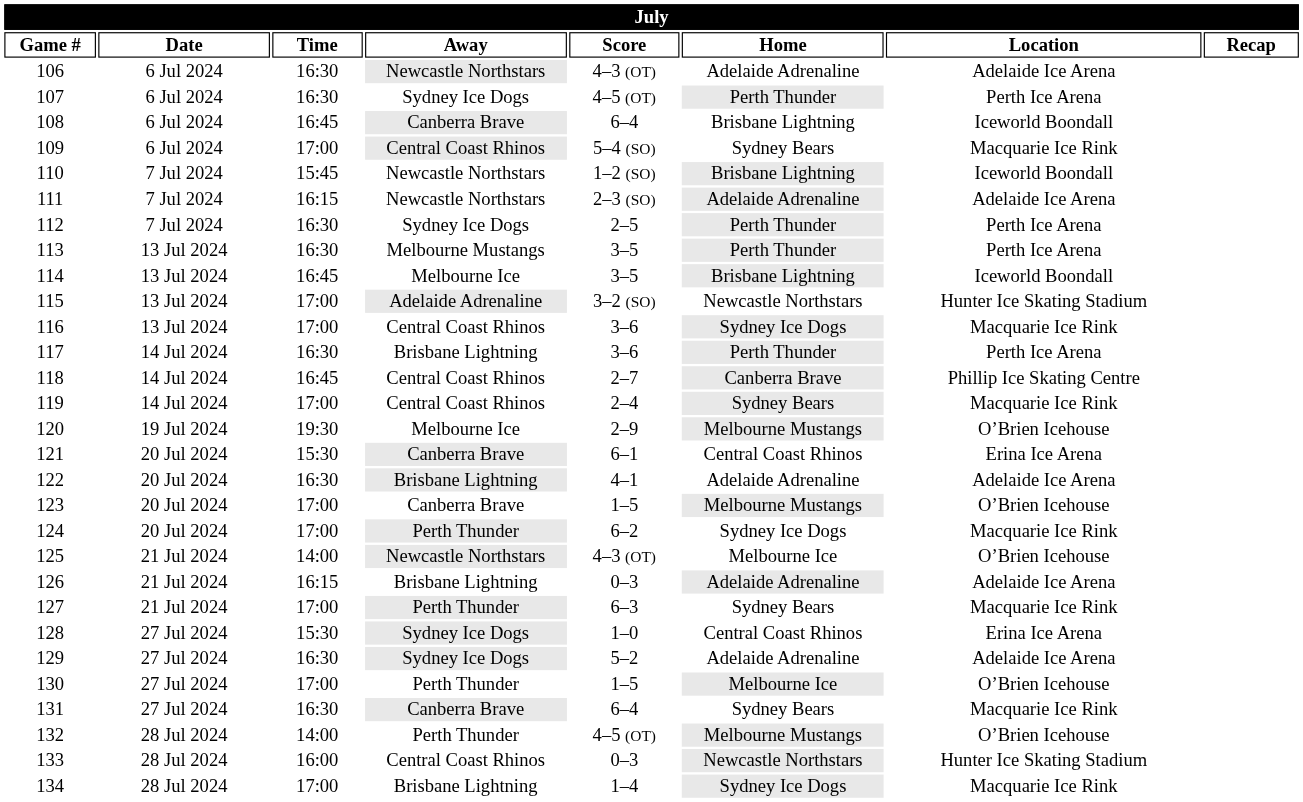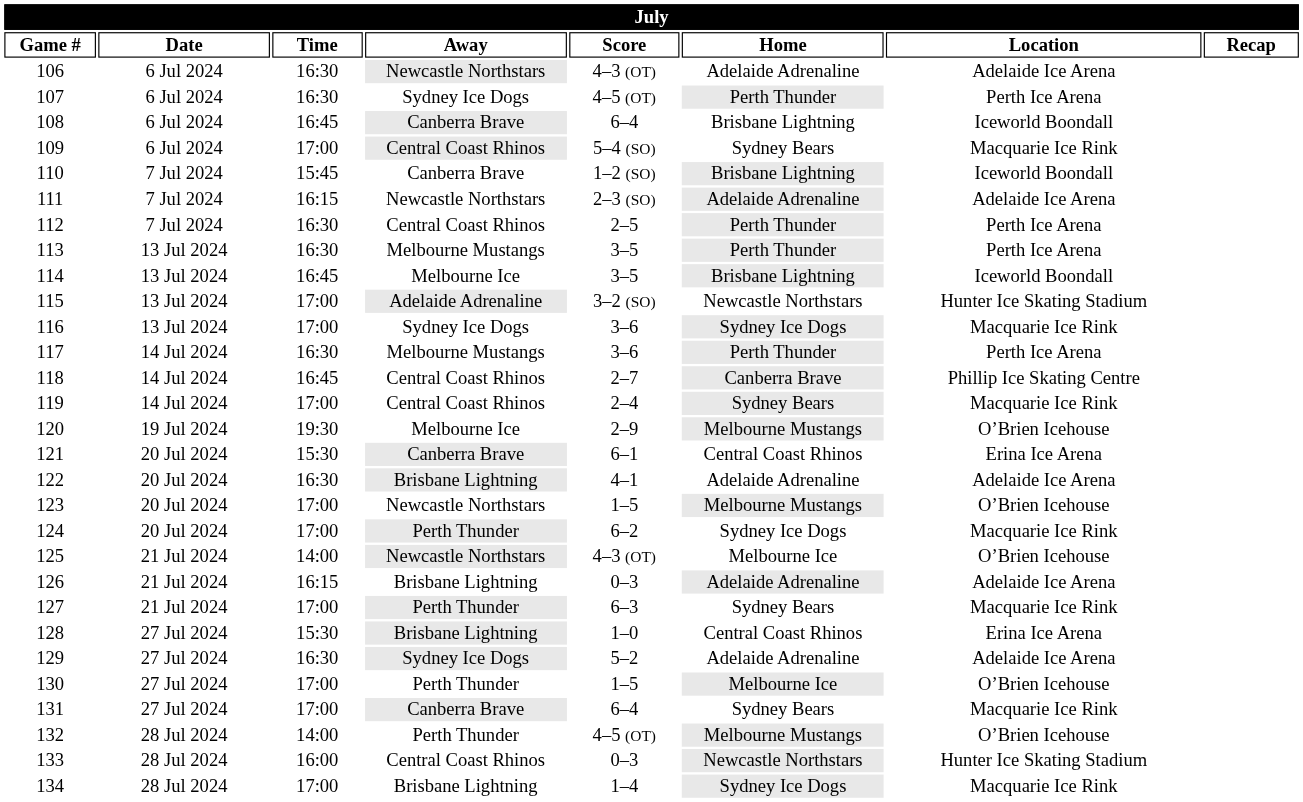(466, 173) Newcastle Northstars -> (466, 173) Canberra Brave
(466, 224) Sydney Ice Dogs -> (466, 224) Central Coast Rhinos
(466, 326) Central Coast Rhinos -> (466, 326) Sydney Ice Dogs
(466, 352) Brisbane Lightning -> (466, 352) Melbourne Mustangs
(466, 505) Canberra Brave -> (466, 505) Newcastle Northstars
(466, 632) Sydney Ice Dogs -> (466, 632) Brisbane Lightning
(317, 709) 16:30 -> (317, 709) 17:00
